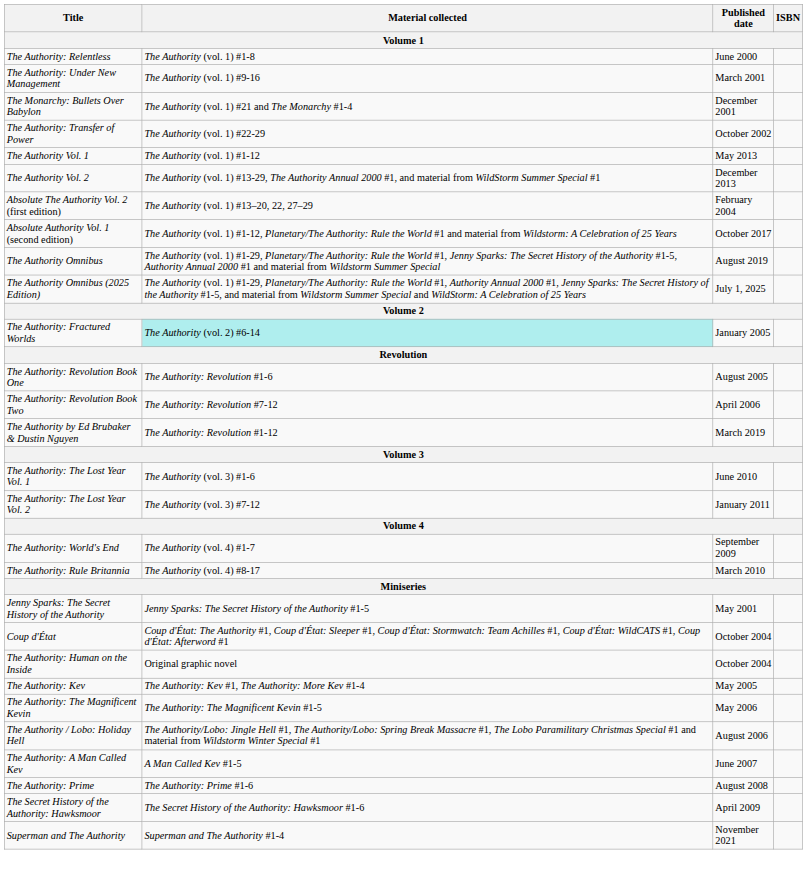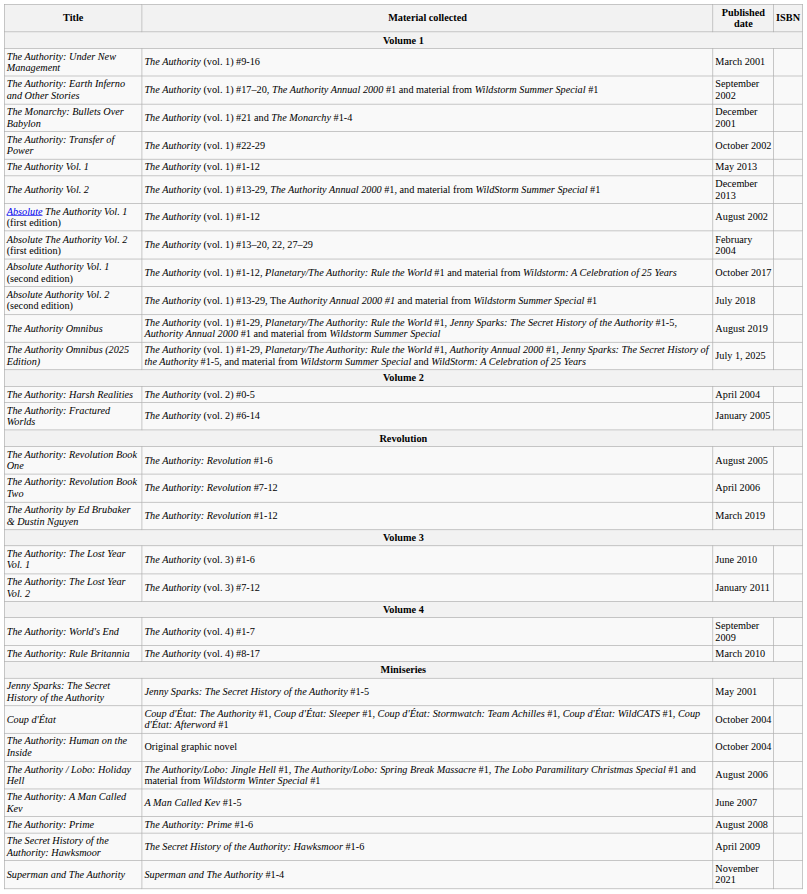- row: (59, 56)
+ row: (66, 90)
+ row: (67, 217)
+ row: (58, 300)
+ row: (70, 394)
(202, 333) paleturquoise background -> (202, 416) no background
- row: (46, 686)
- row: (72, 708)
